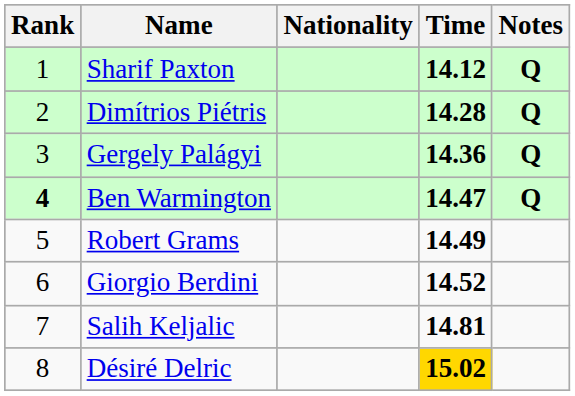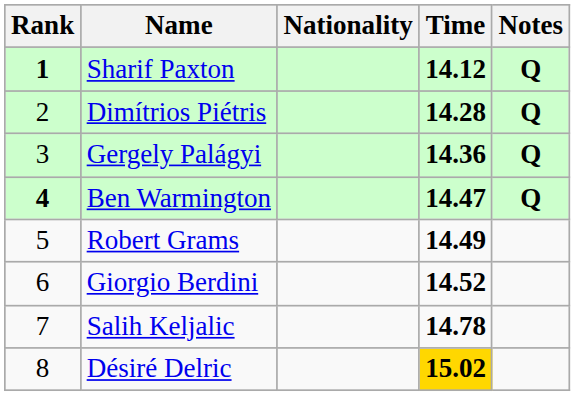(43, 68) normal -> (43, 68) bold
(456, 326) 14.81 -> (456, 326) 14.78
